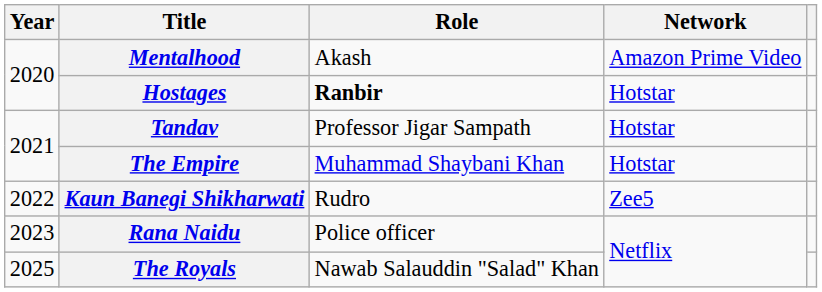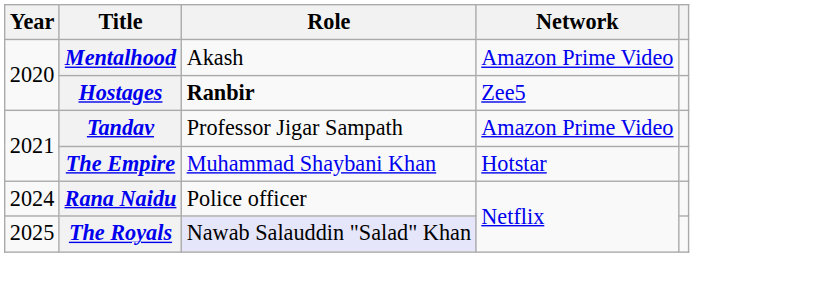(642, 92) Hotstar -> (503, 92) Zee5
(642, 127) Hotstar -> (577, 127) Amazon Prime Video
- row: (184, 198)
(32, 233) 2023 -> (32, 198) 2024
(457, 269) no background -> (329, 233) lavender background
